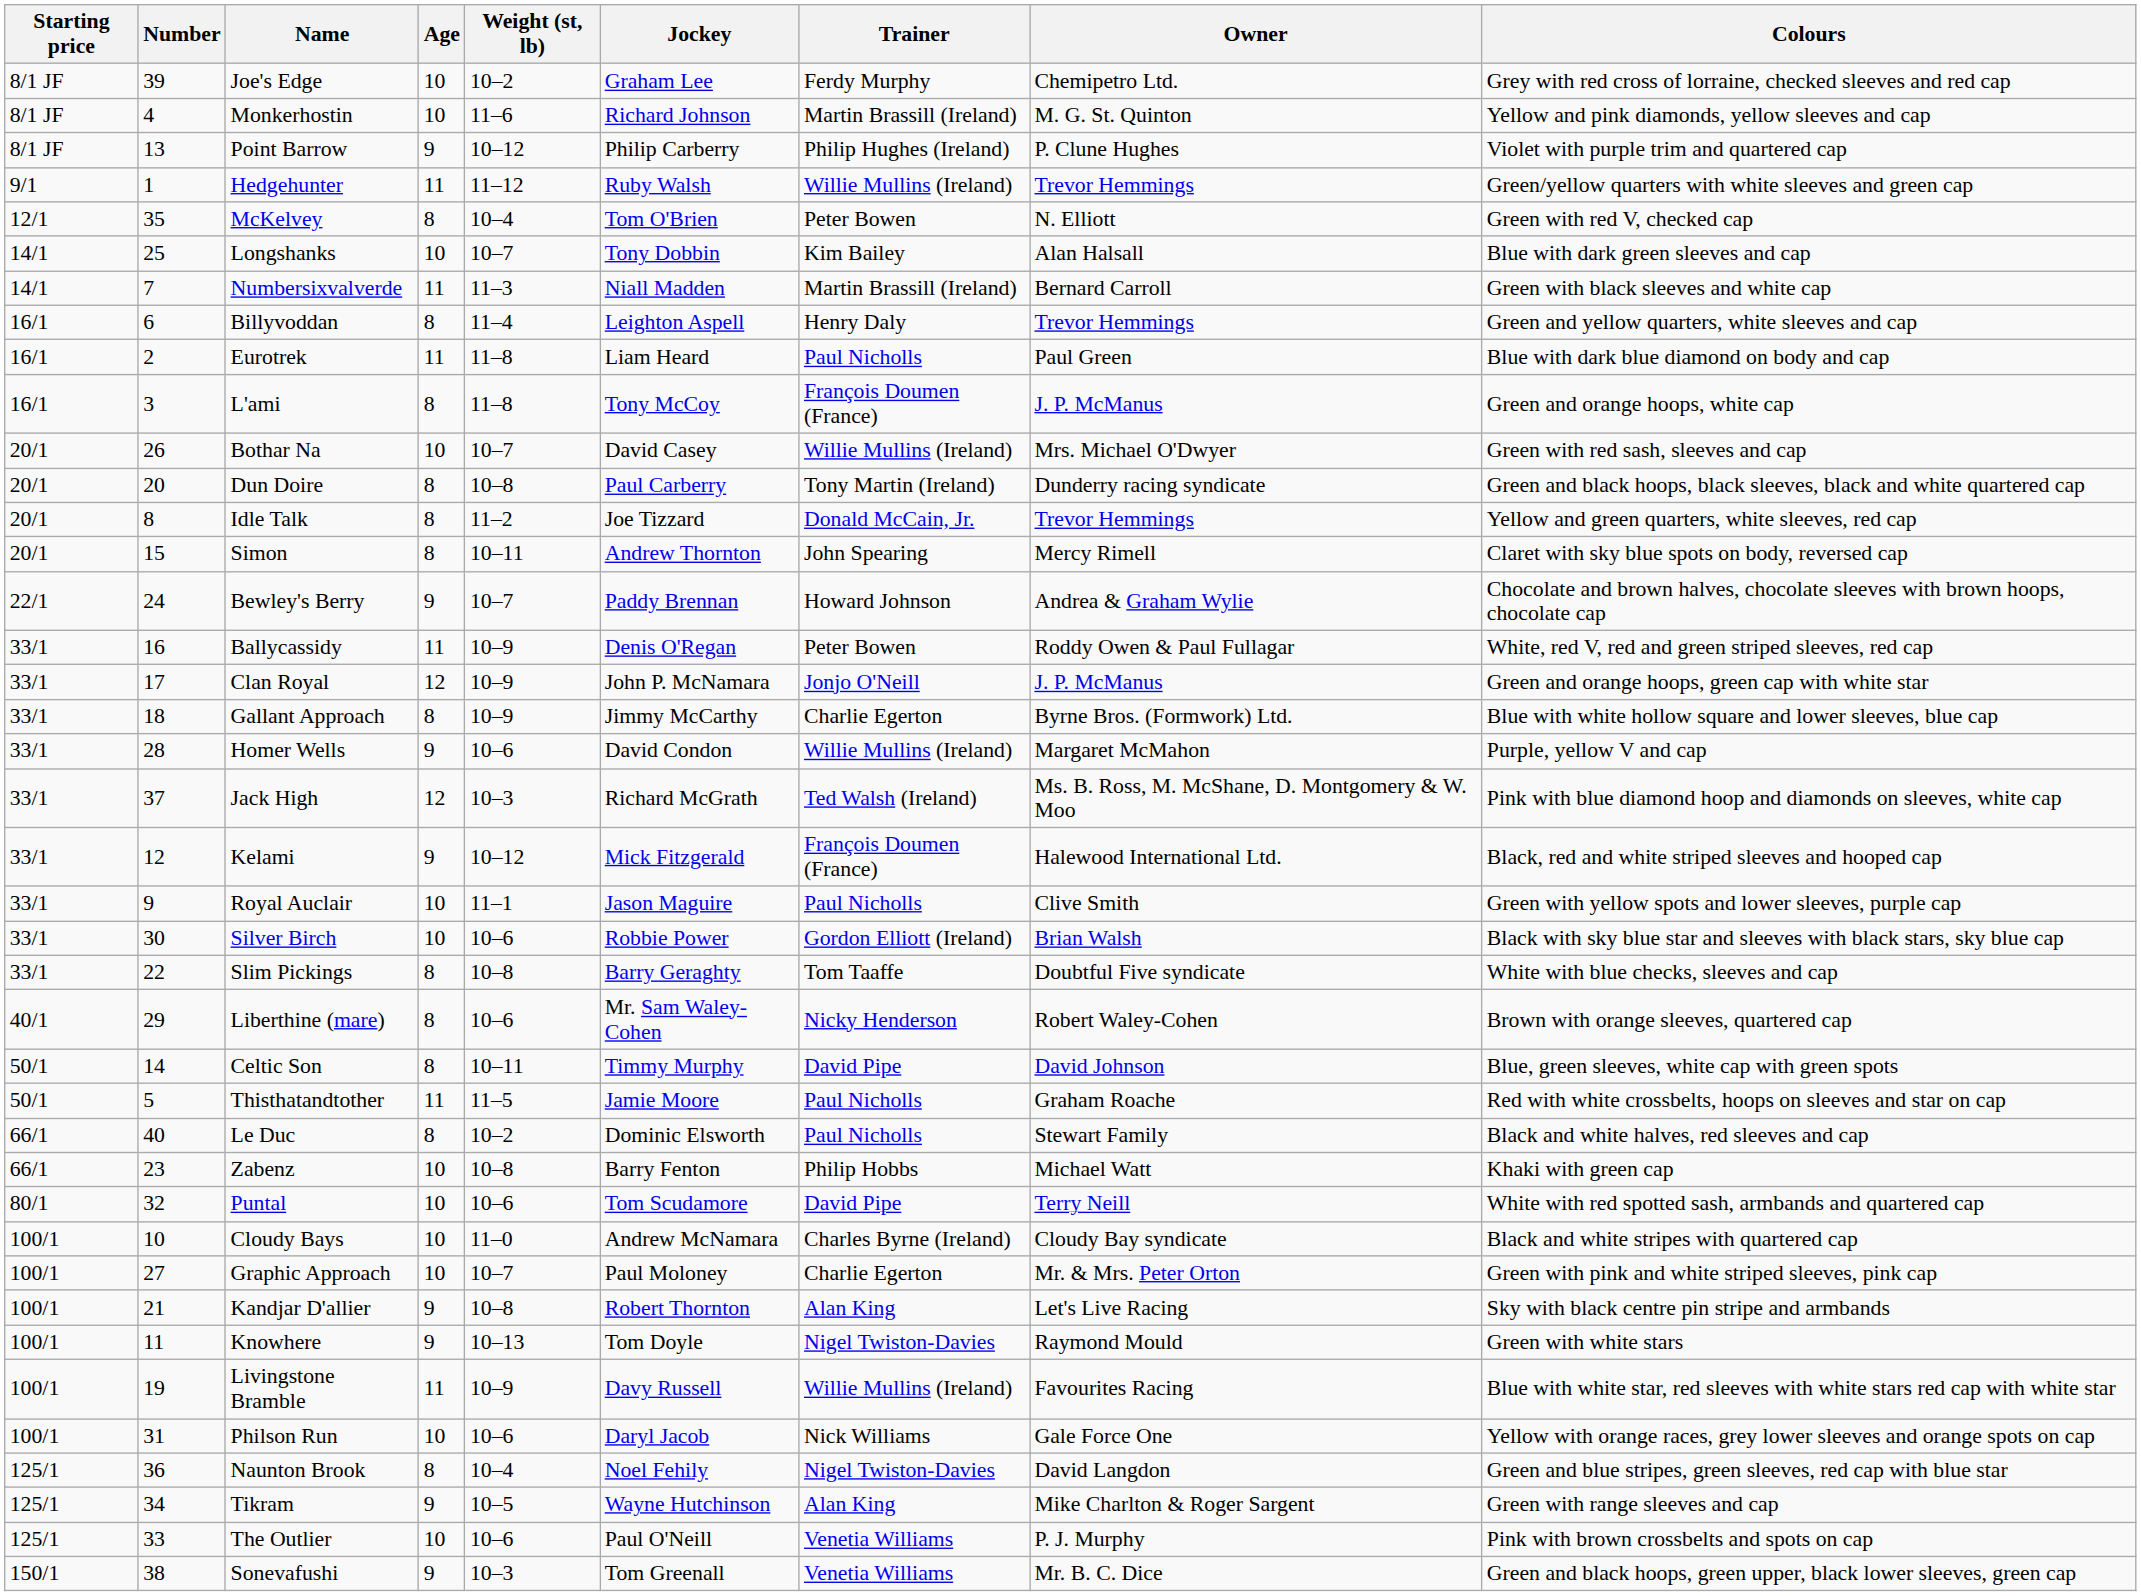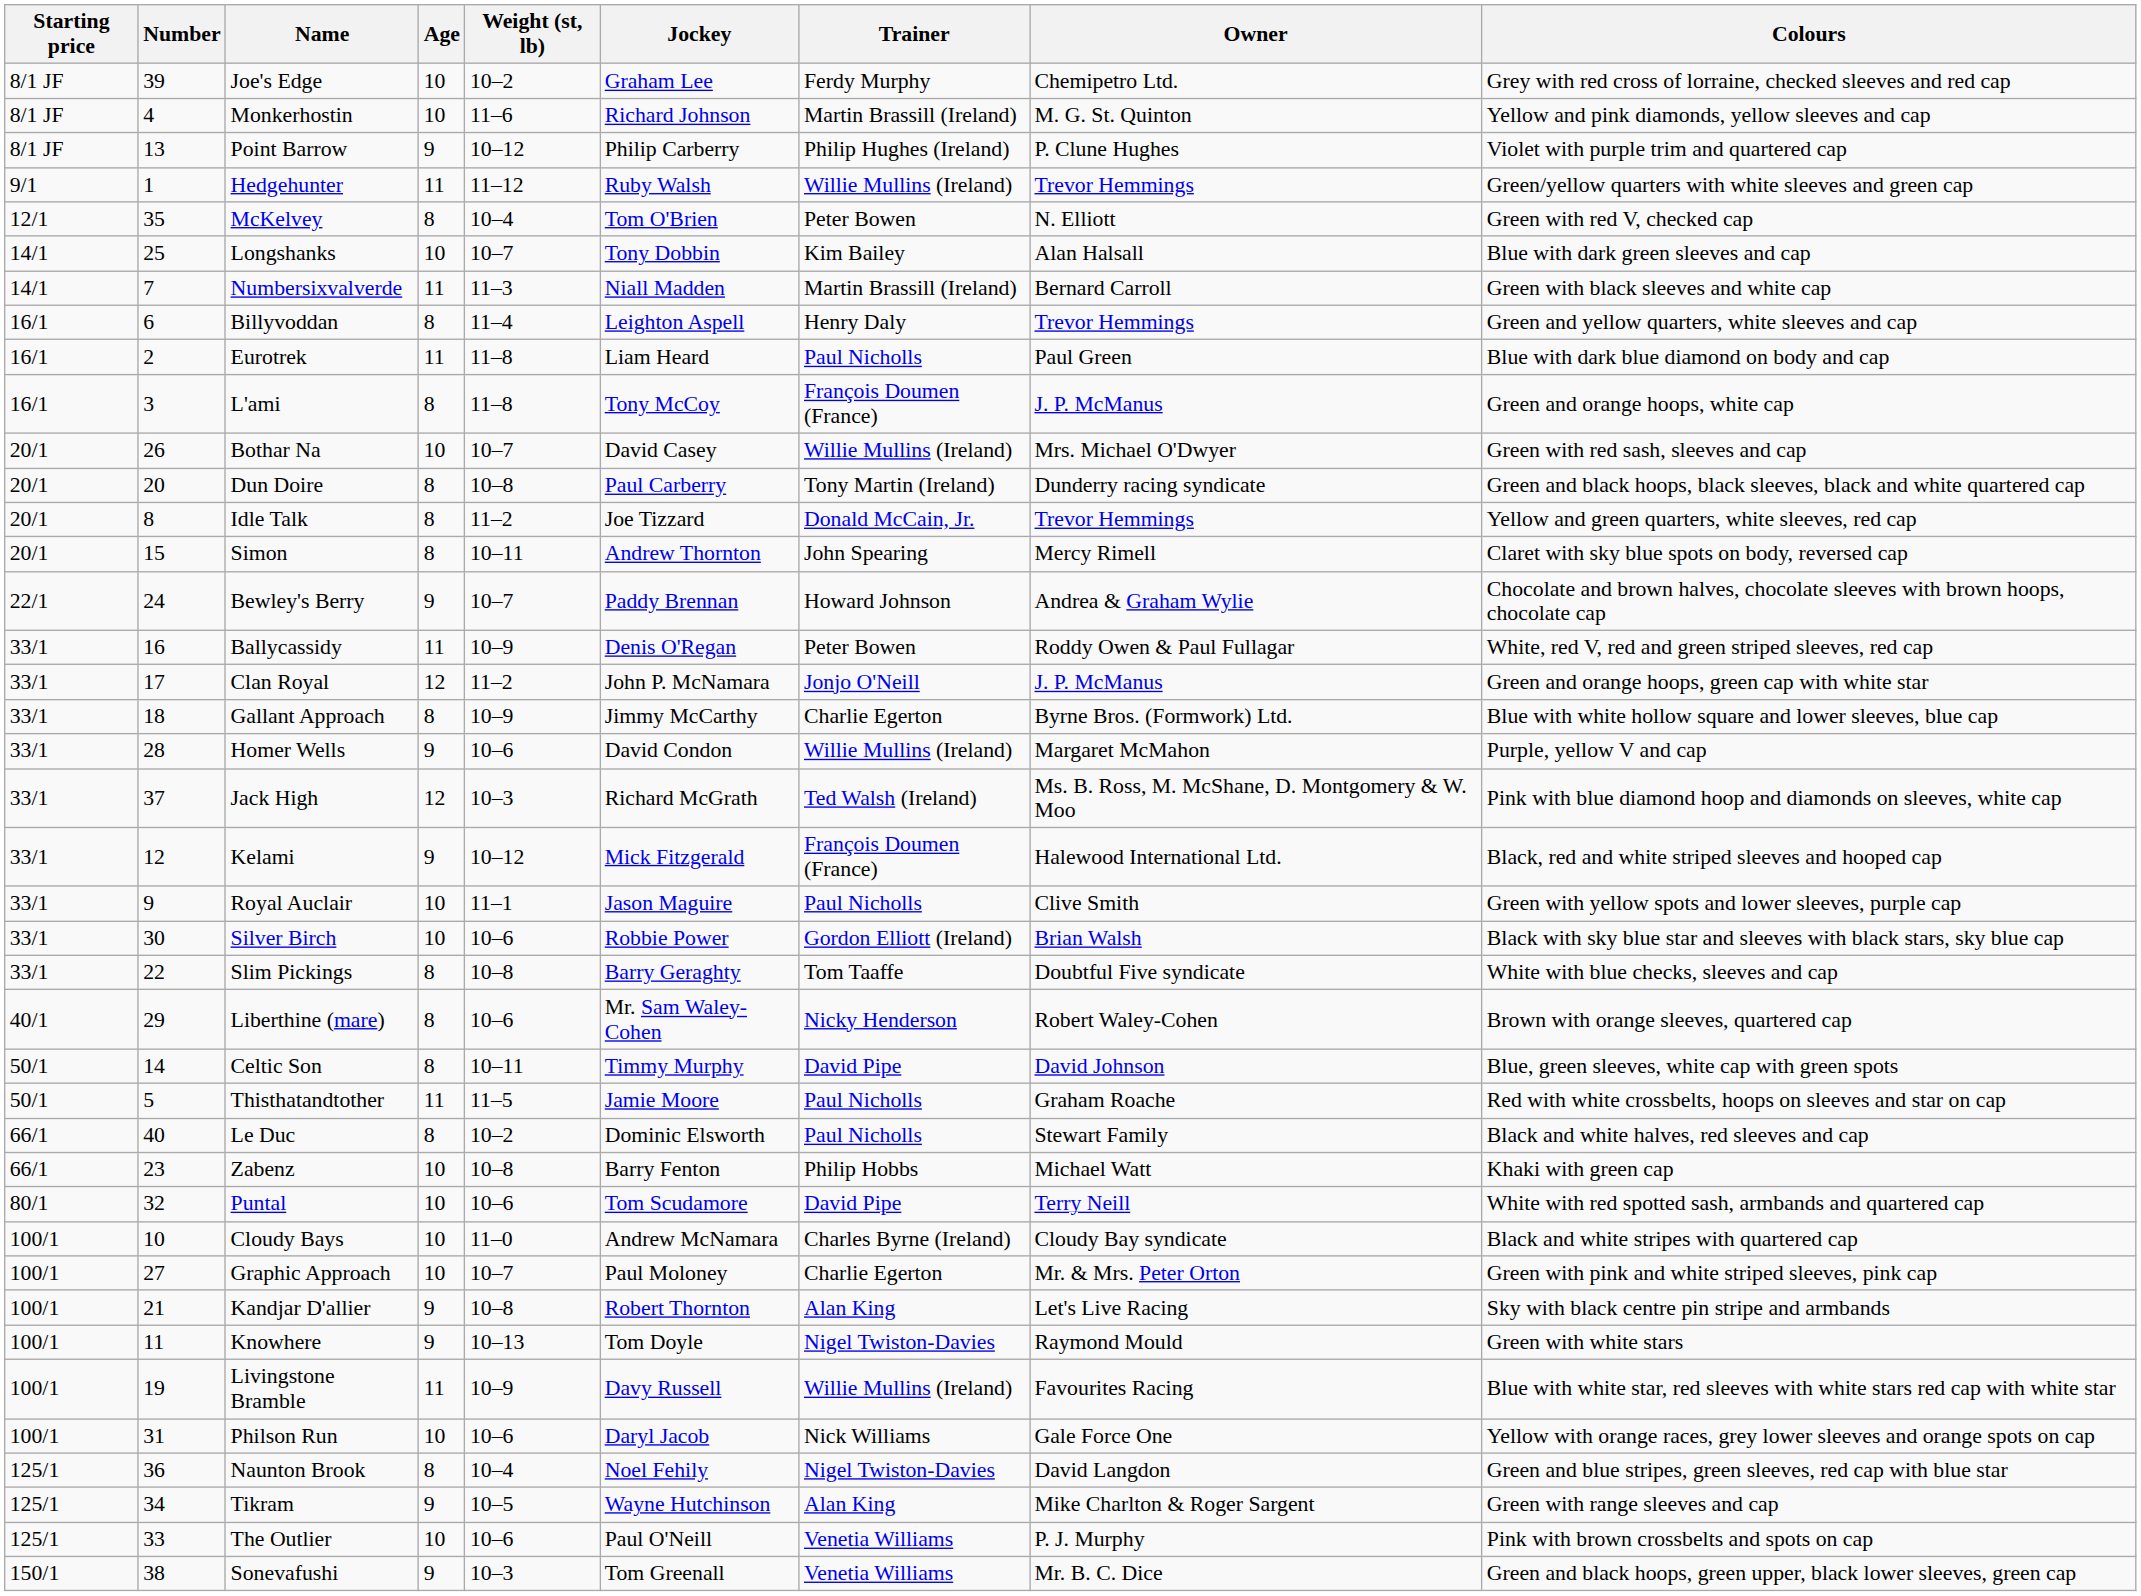(492, 681) 10–9 -> (491, 681) 11–2
